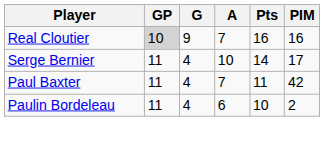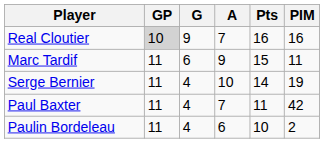+ row: (42, 60)
(296, 60) 17 -> (296, 82) 19
